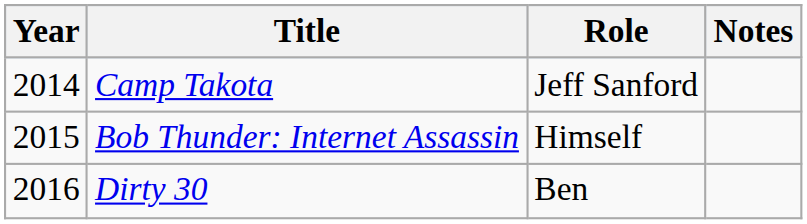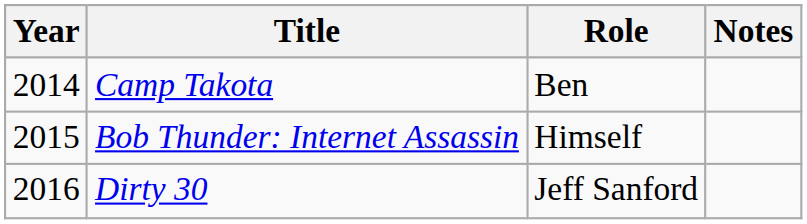(616, 84) Jeff Sanford -> (561, 84) Ben
(561, 190) Ben -> (616, 190) Jeff Sanford
